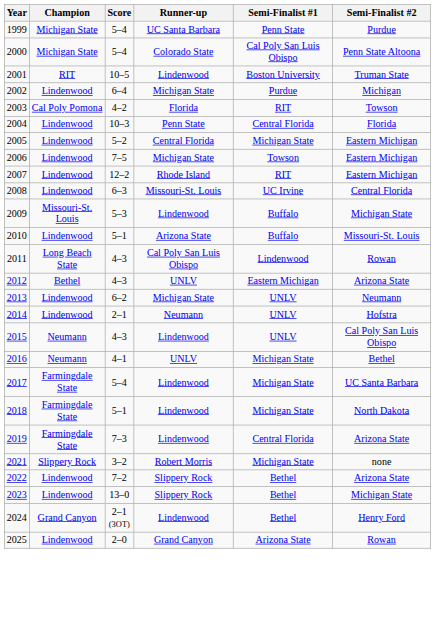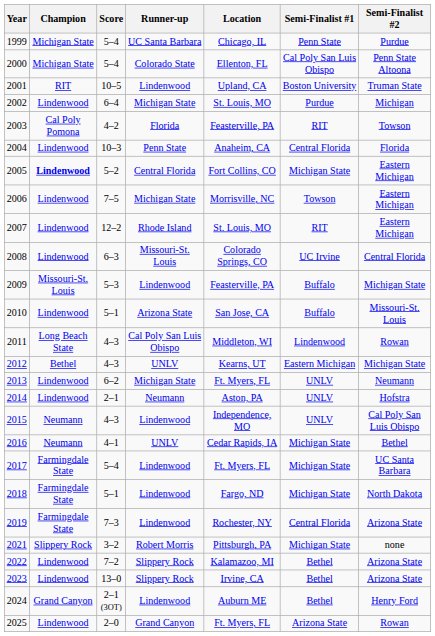+ column: (242, 19)
(67, 141) normal -> (63, 171) bold
(382, 281) Arizona State -> (395, 364) Michigan State
(382, 495) Michigan State -> (395, 578) Arizona State
